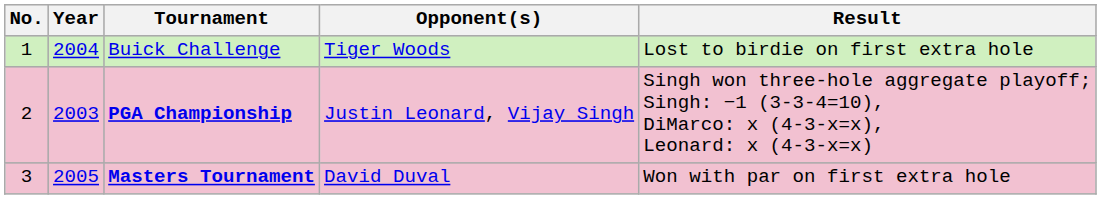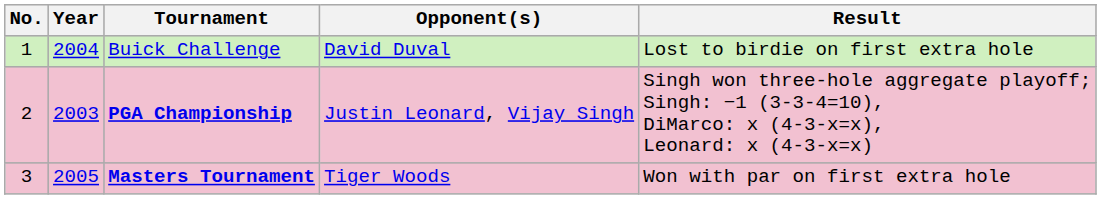(387, 51) Tiger Woods -> (387, 51) David Duval
(387, 178) David Duval -> (387, 178) Tiger Woods
